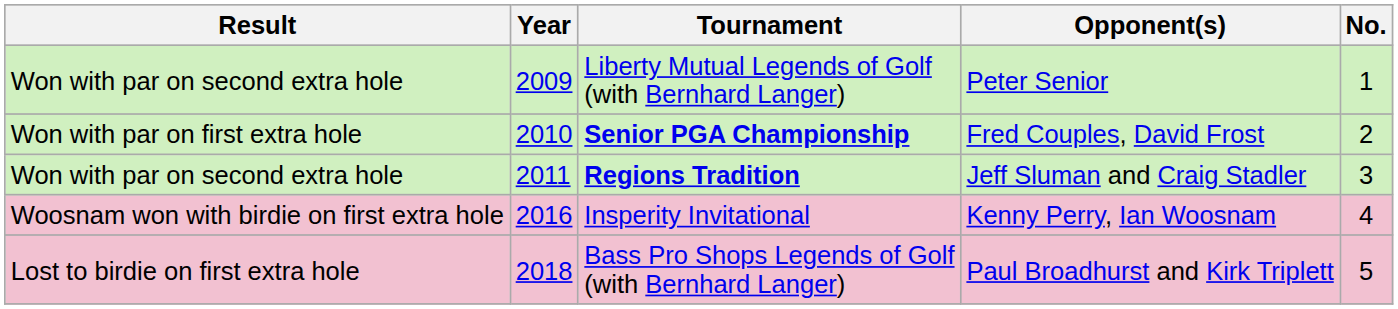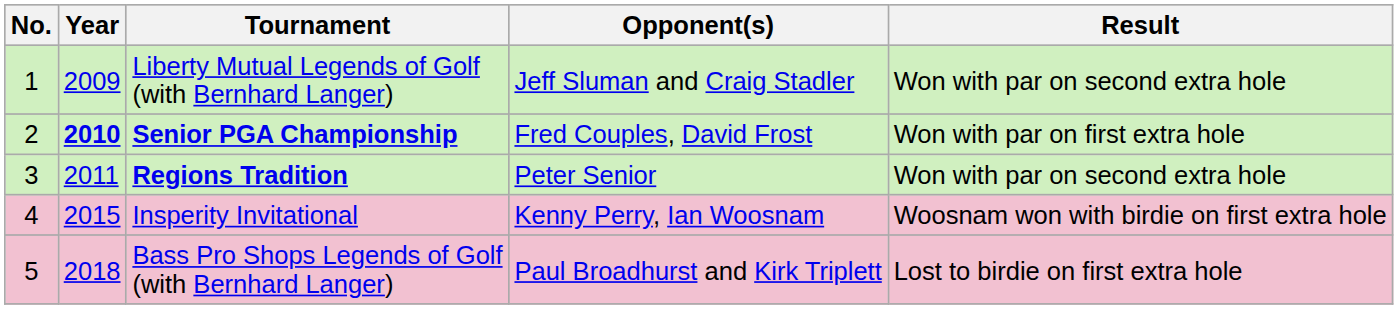columns swapped: (1366, 25) <-> (257, 25)
(1037, 80) Peter Senior -> (684, 80) Jeff Sluman and Craig Stadler
(544, 135) normal -> (92, 135) bold
(1136, 175) Jeff Sluman and Craig Stadler -> (585, 175) Peter Senior
(544, 215) 2016 -> (92, 215) 2015
